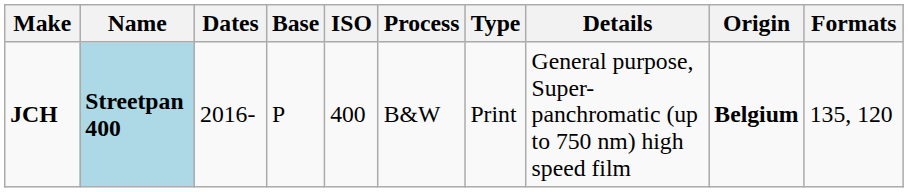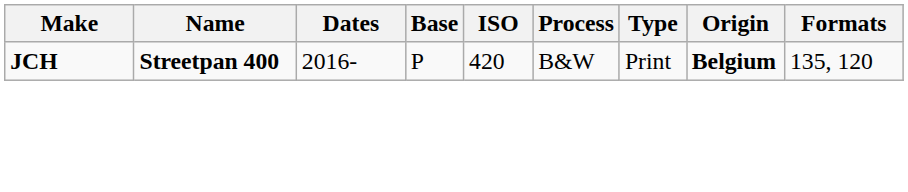- column: (618, 23)
(134, 114) lightblue background -> (209, 60) no background
(348, 114) 400 -> (487, 60) 420
